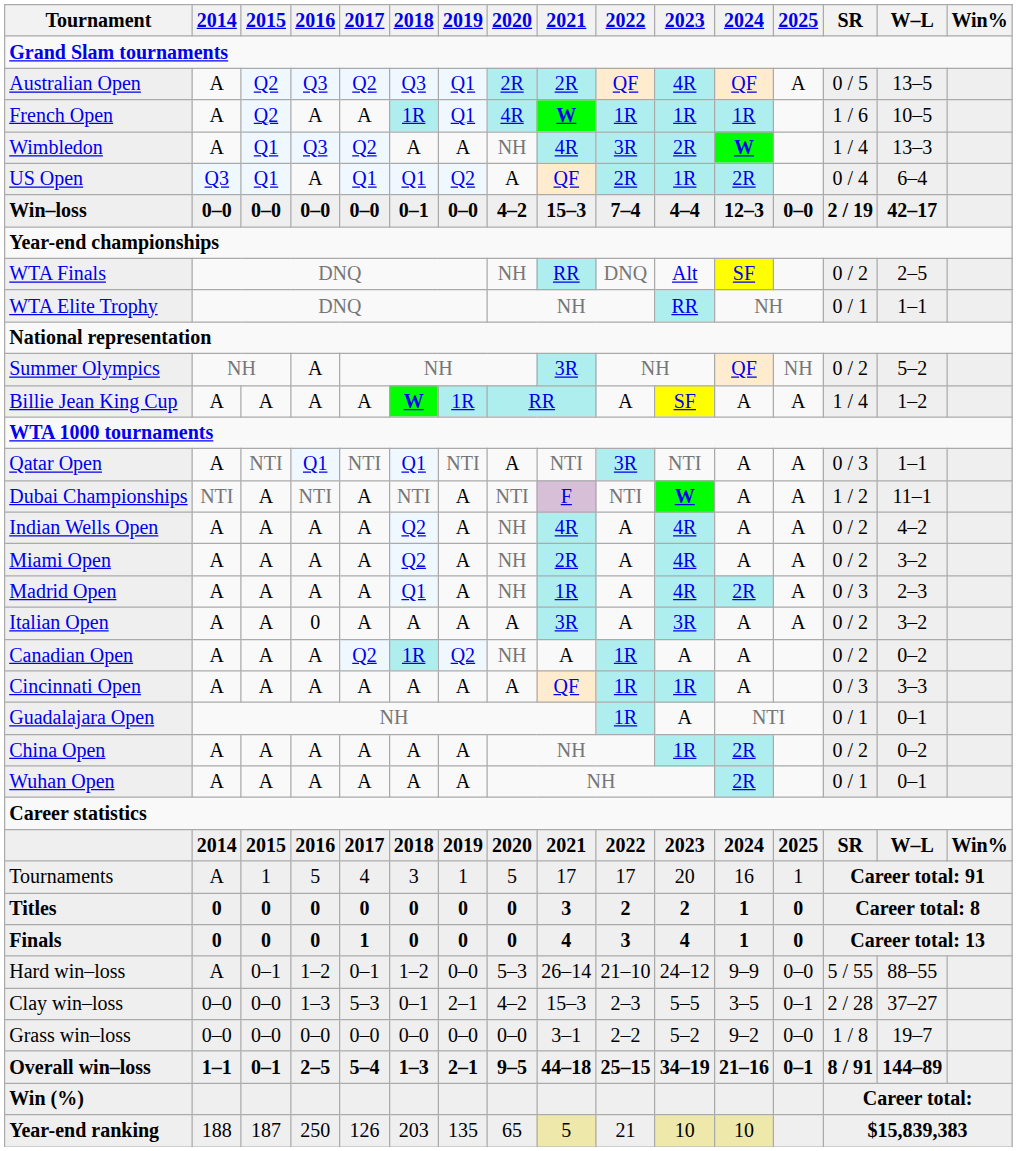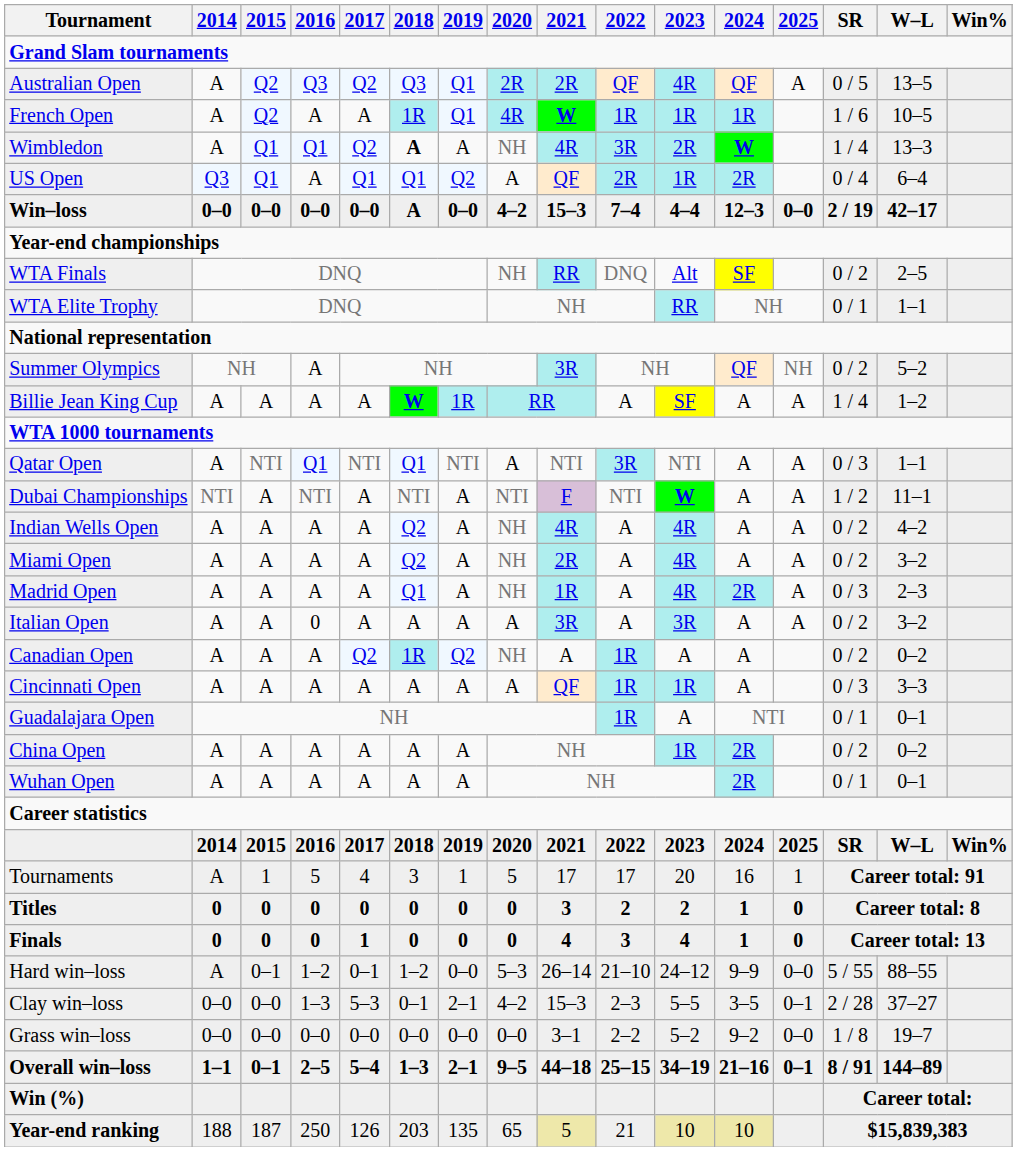(315, 147) Q3 -> (315, 147) Q1
(414, 147) normal -> (414, 147) bold
(414, 210) 0–1 -> (414, 210) A
